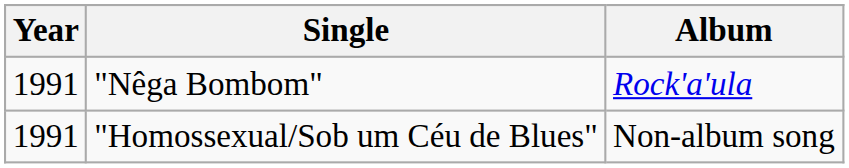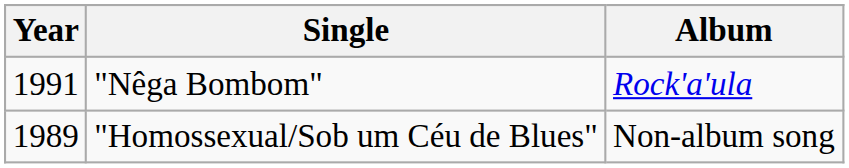(46, 135) 1991 -> (46, 135) 1989
